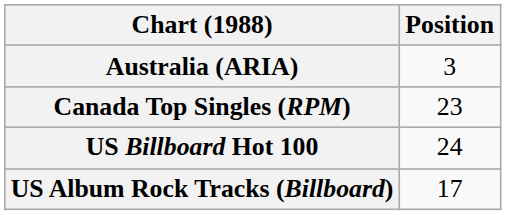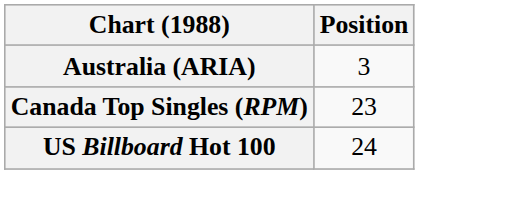- row: (202, 188)
